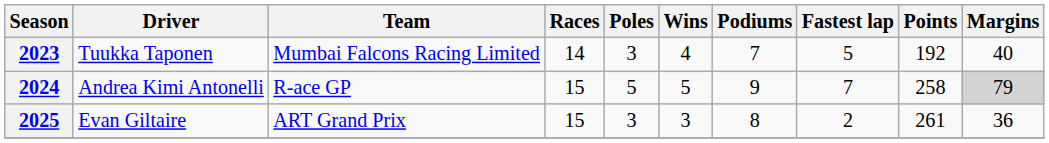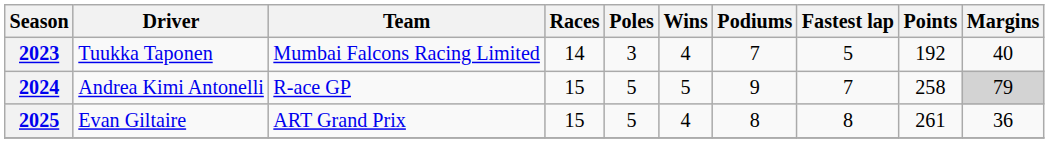(632, 120) 3 -> (632, 120) 5
(686, 120) 3 -> (686, 120) 4
(848, 120) 2 -> (848, 120) 8
